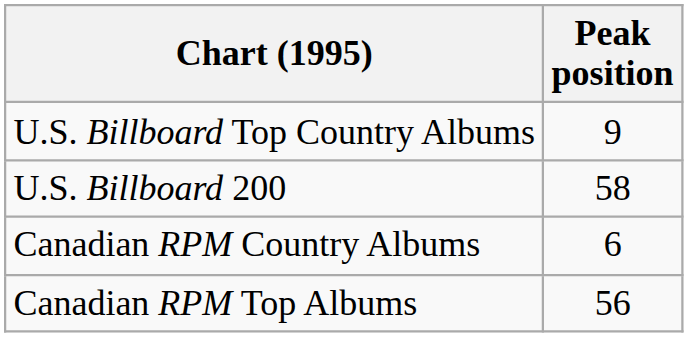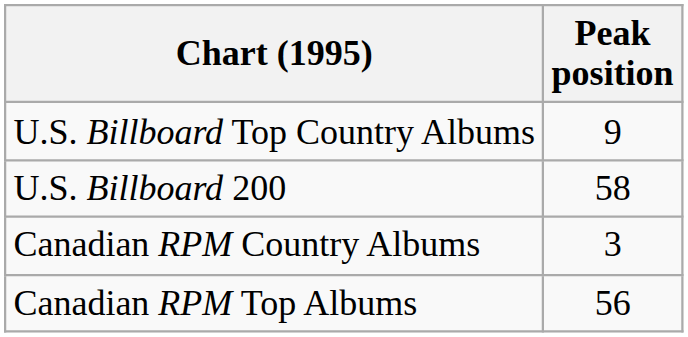(613, 244) 6 -> (613, 244) 3
